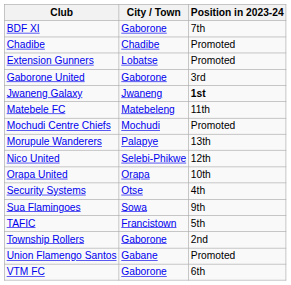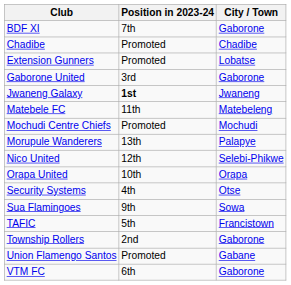columns swapped: (154, 12) <-> (237, 12)
